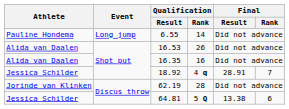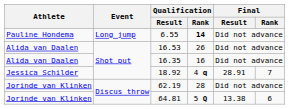(200, 35) normal -> (200, 35) bold
(42, 98) Jessica Schilder -> (49, 98) Jorinde van Klinken
